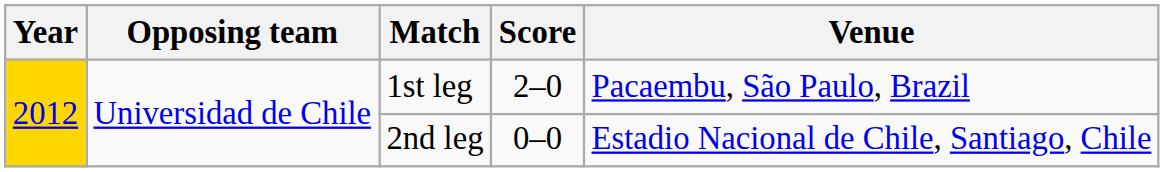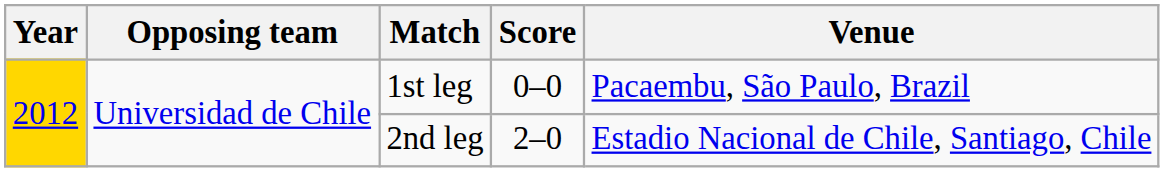(537, 85) 2–0 -> (537, 85) 0–0
(537, 139) 0–0 -> (537, 139) 2–0
